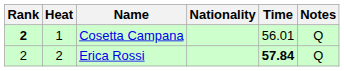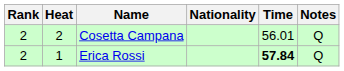(23, 35) bold -> (23, 35) normal
(59, 35) 1 -> (59, 35) 2
(59, 55) 2 -> (59, 55) 1
